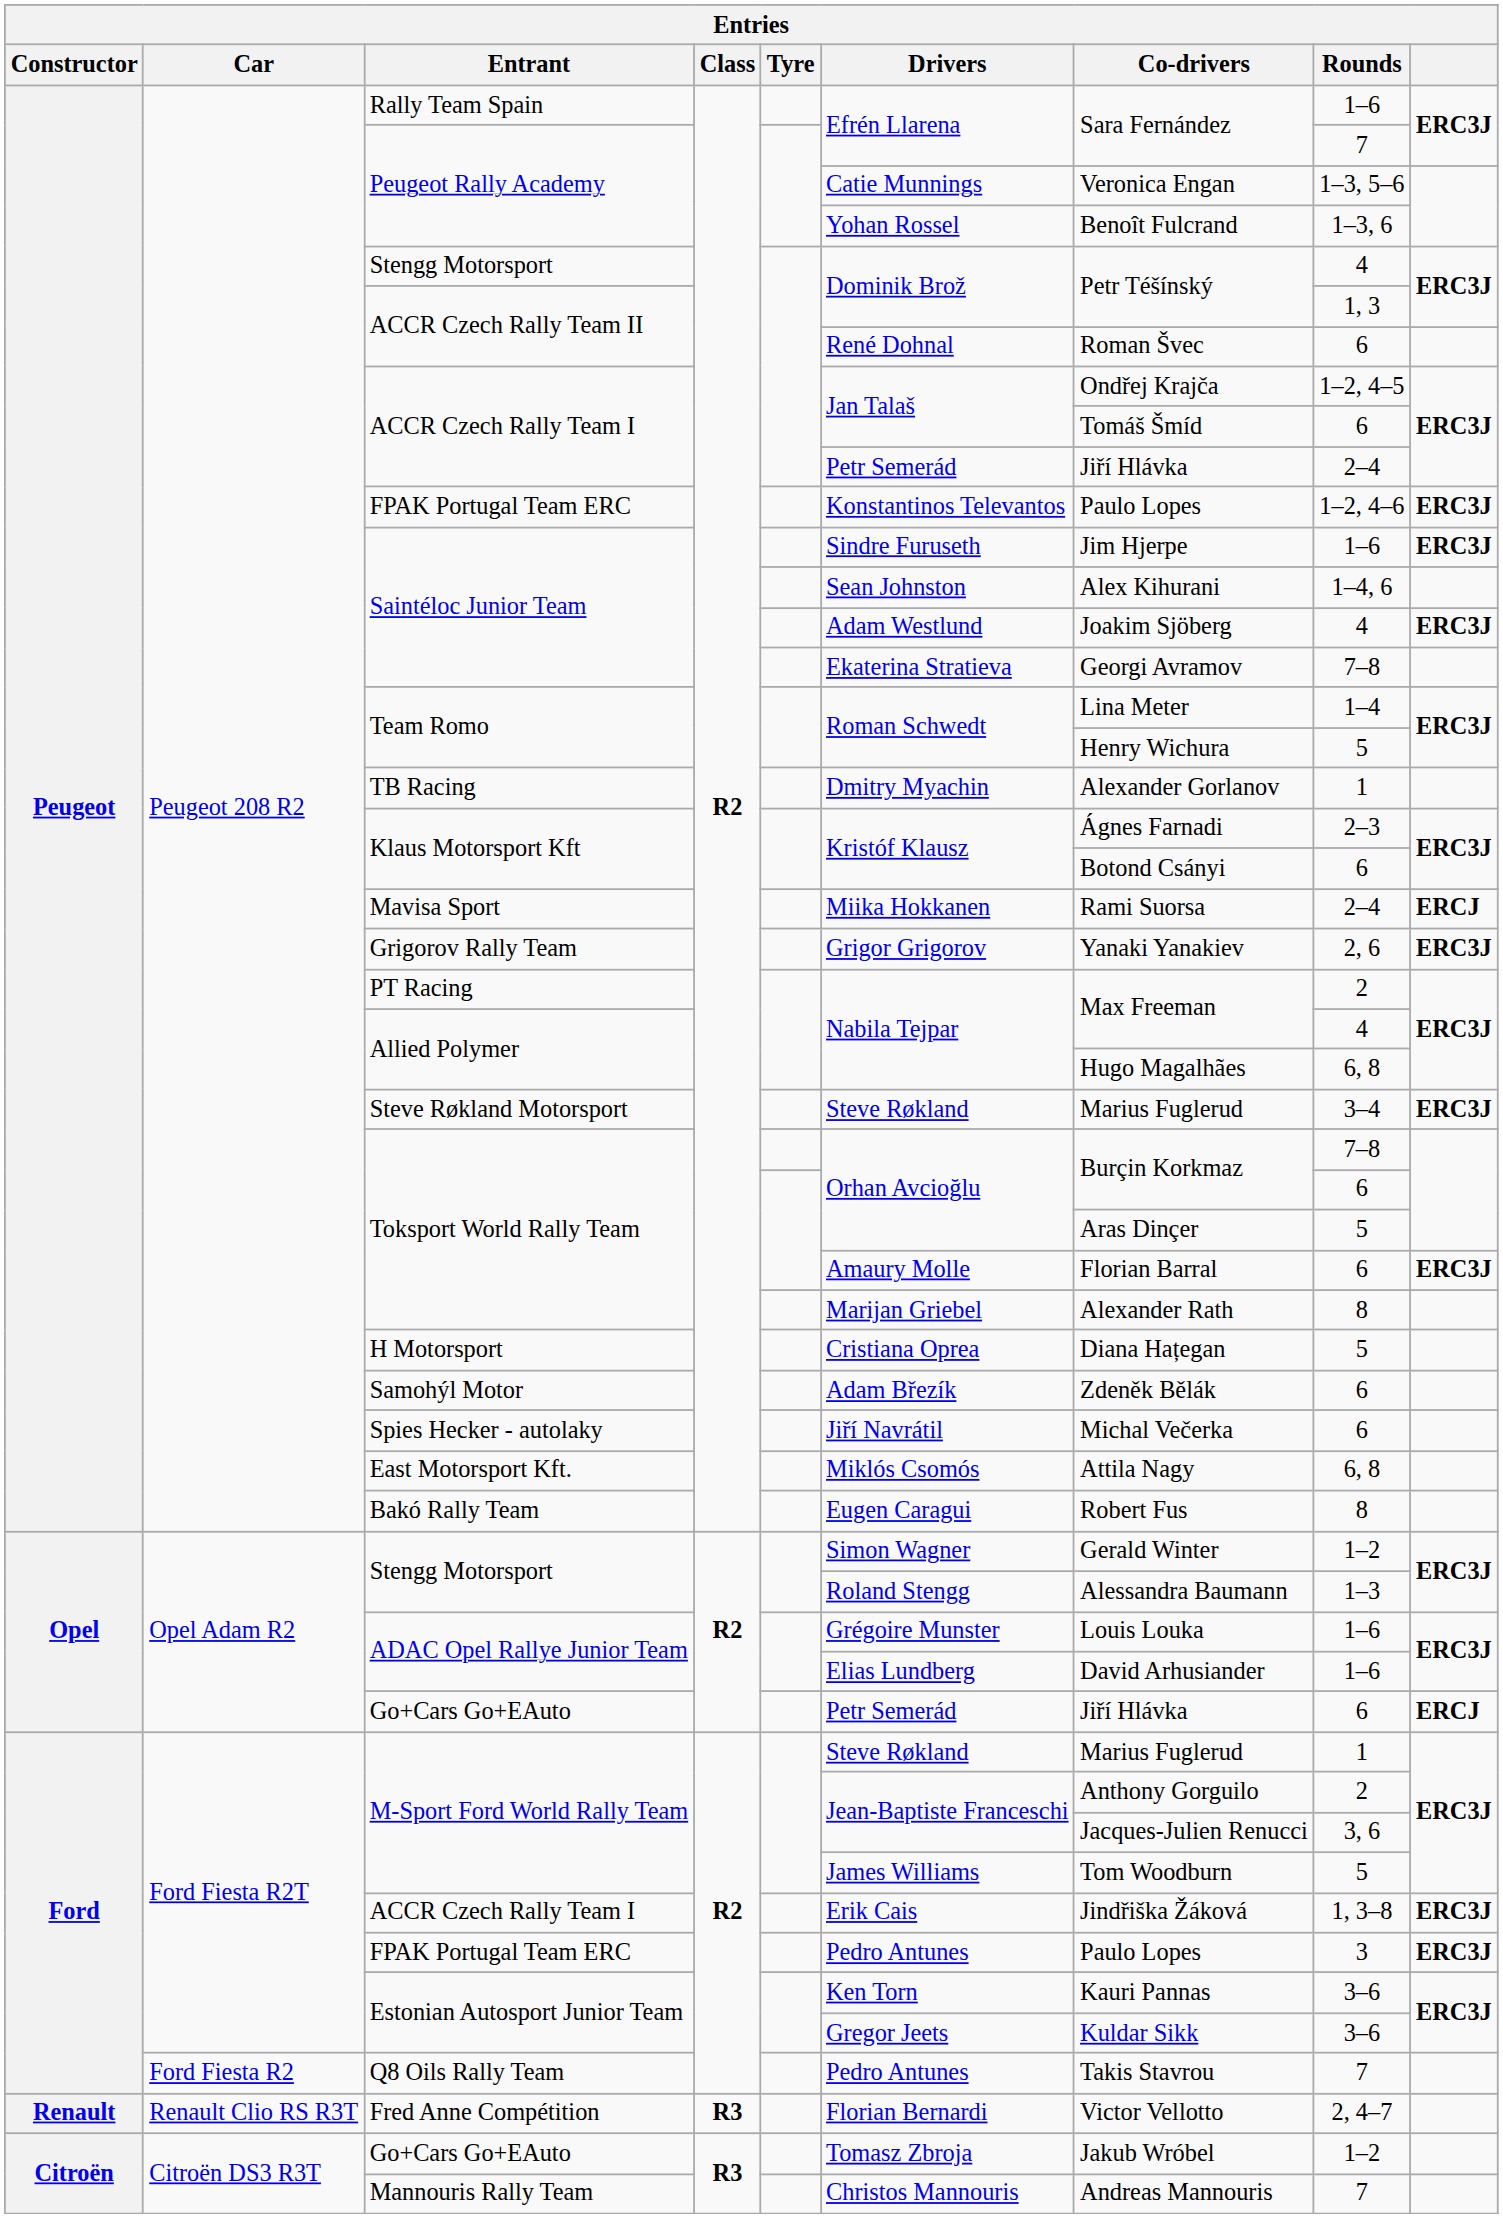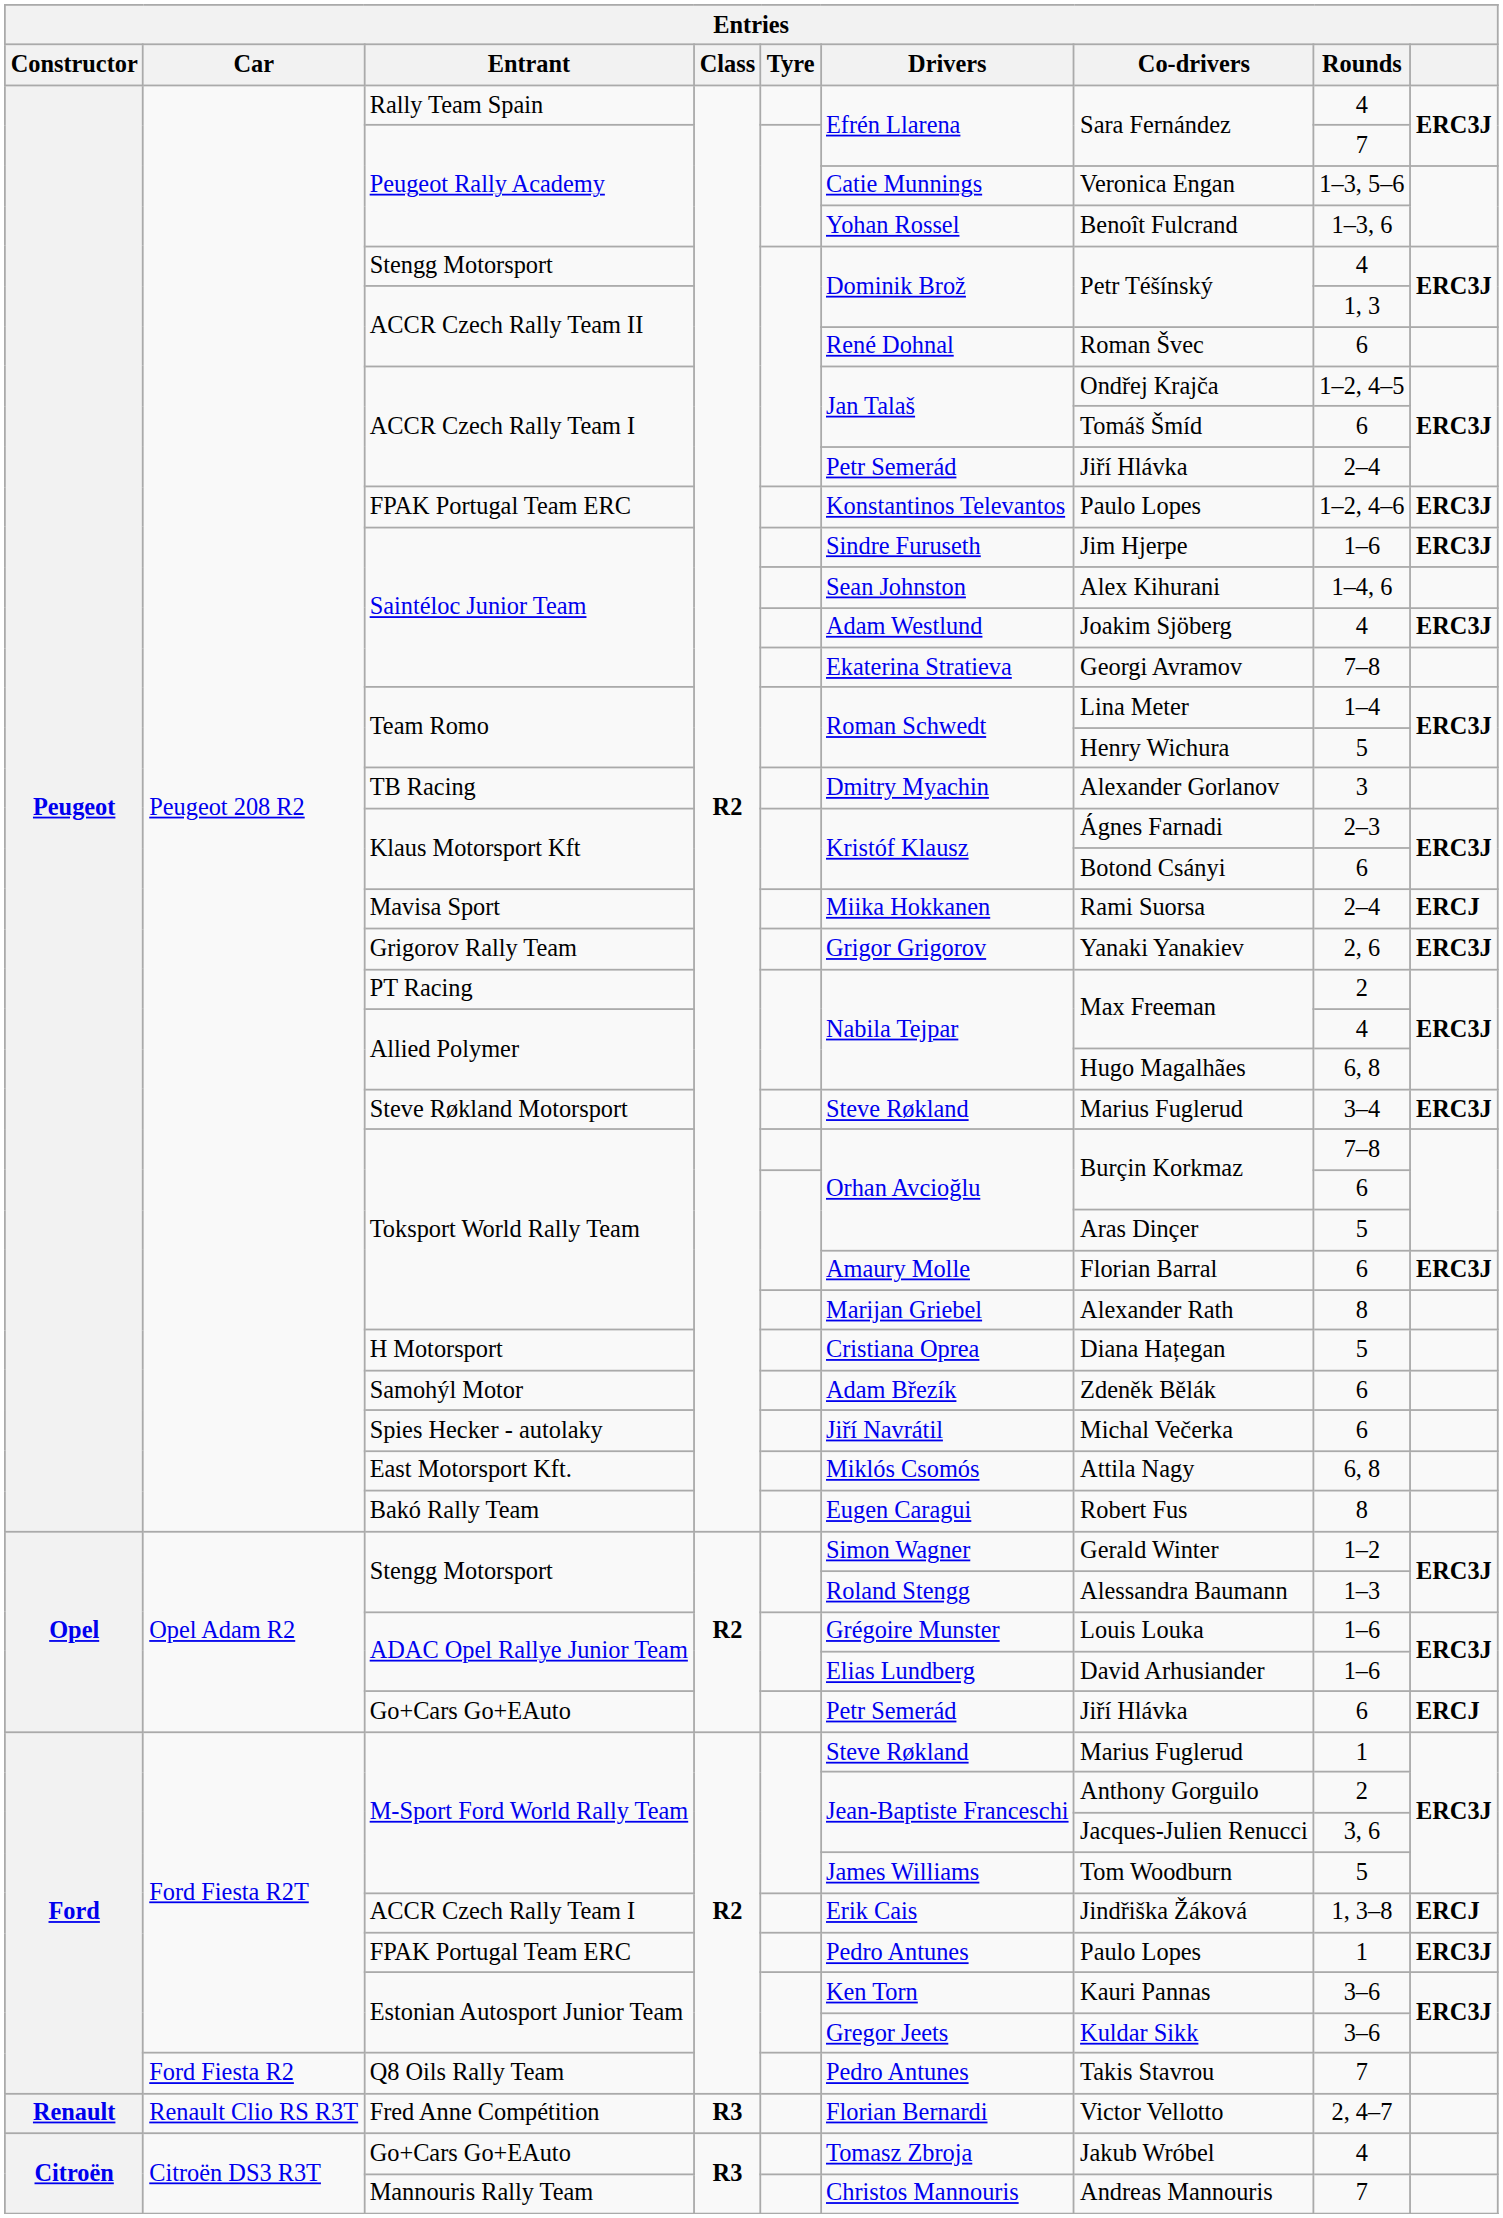(1362, 104) 1–6 -> (1362, 104) 4
(1362, 787) 1 -> (1362, 787) 3
(1454, 1911) ERC3J -> (1448, 1911) ERCJ
(1362, 1952) 3 -> (1362, 1952) 1
(1362, 2152) 1–2 -> (1362, 2152) 4
